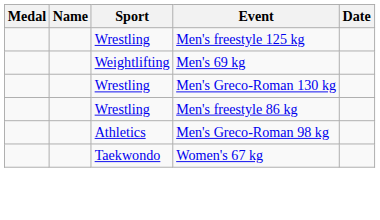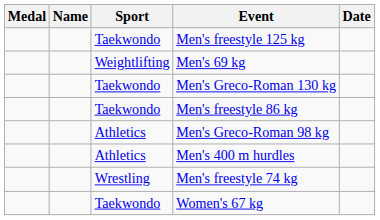(122, 39) Wrestling -> (127, 39) Taekwondo
(122, 86) Wrestling -> (127, 86) Taekwondo
(122, 109) Wrestling -> (127, 109) Taekwondo
+ row: (235, 156)
+ row: (237, 179)
